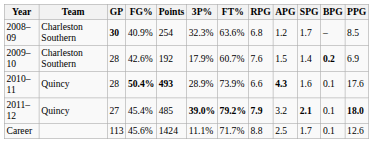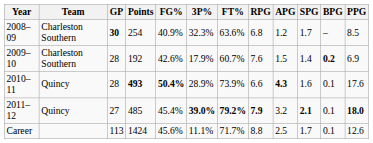columns swapped: (172, 12) <-> (141, 12)
